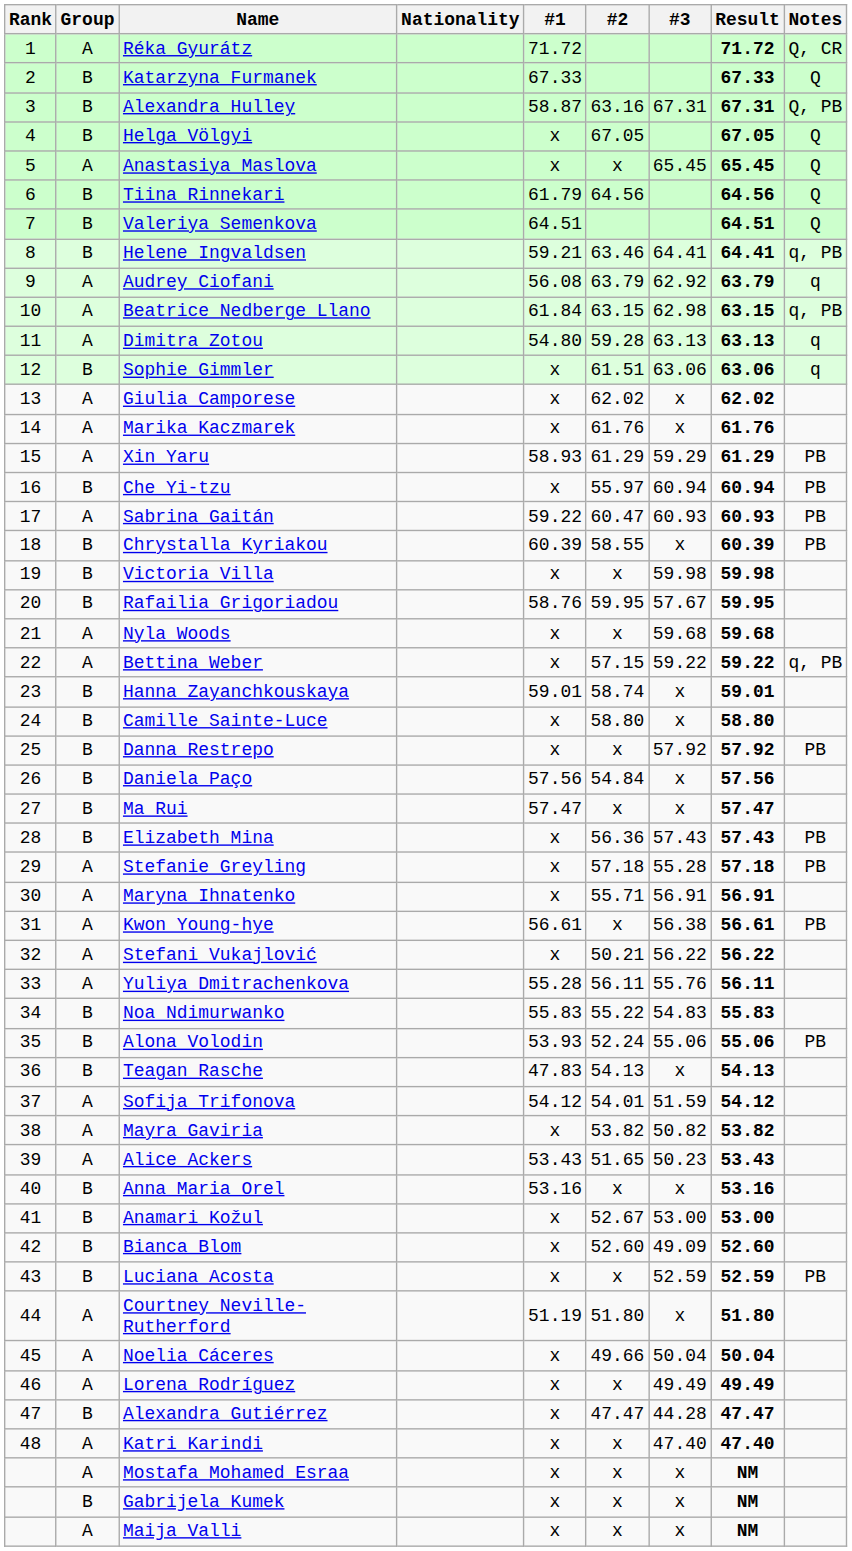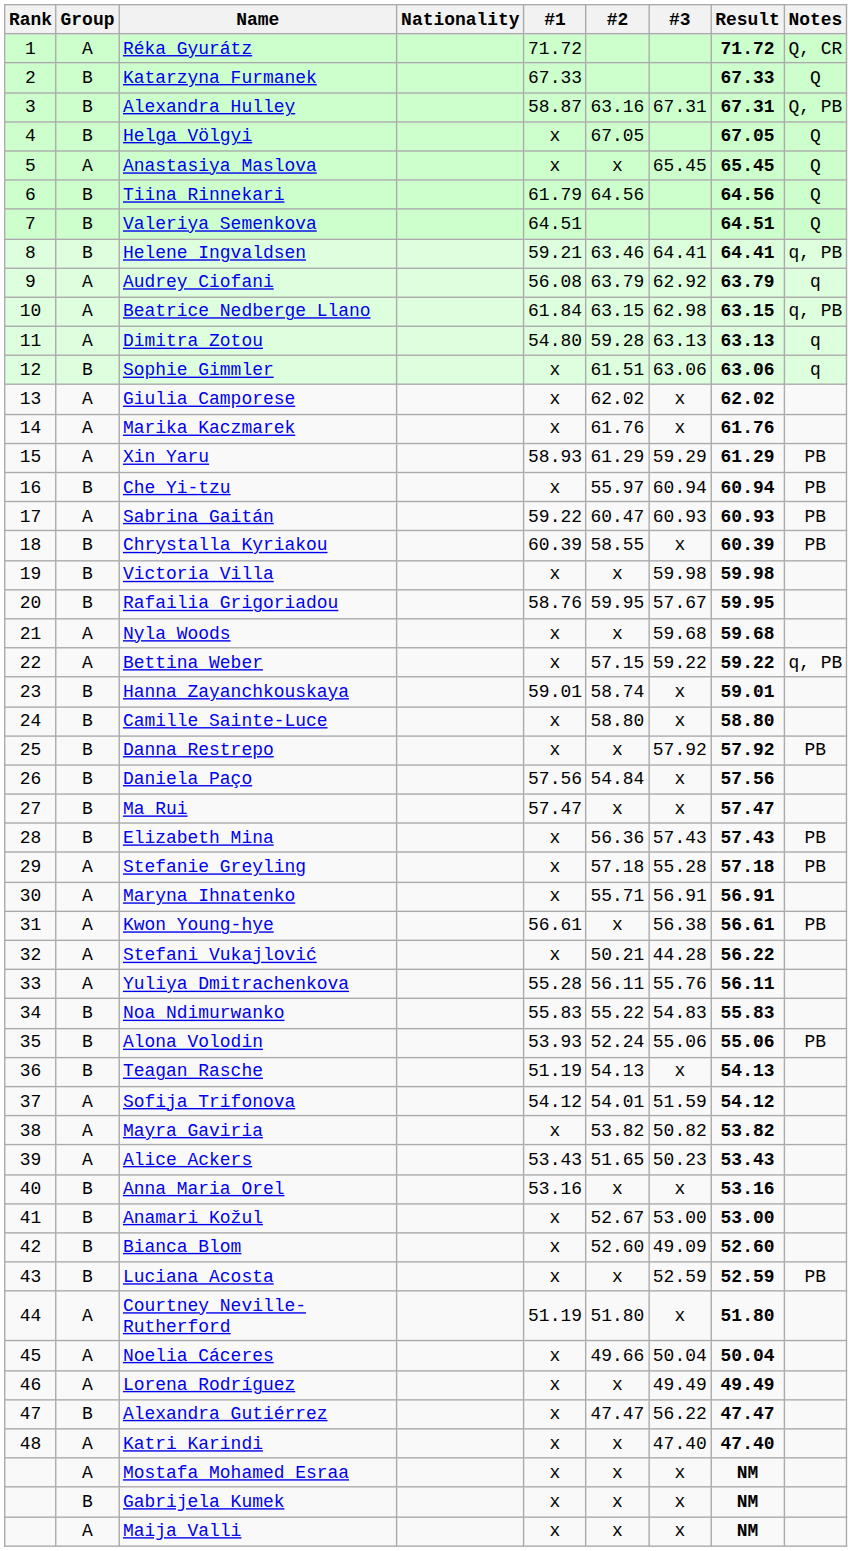(680, 955) 56.22 -> (680, 955) 44.28
(555, 1072) 47.83 -> (555, 1072) 51.19
(680, 1414) 44.28 -> (680, 1414) 56.22
